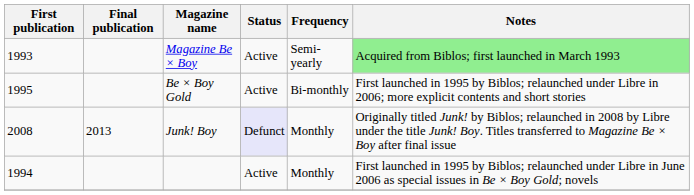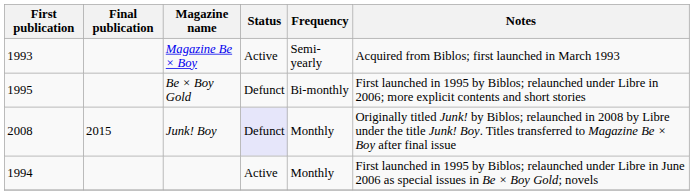(488, 55) lightgreen background -> (488, 55) no background
(261, 90) Active -> (264, 90) Defunct
(99, 131) 2013 -> (99, 131) 2015
